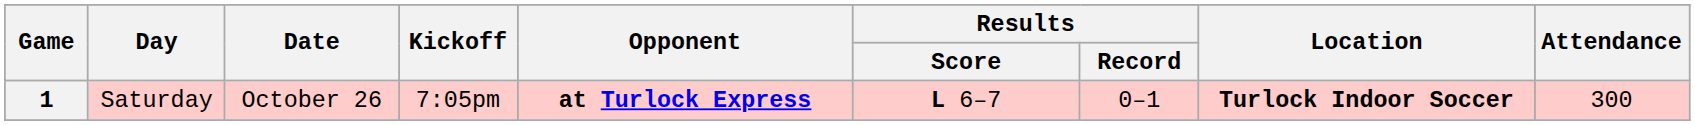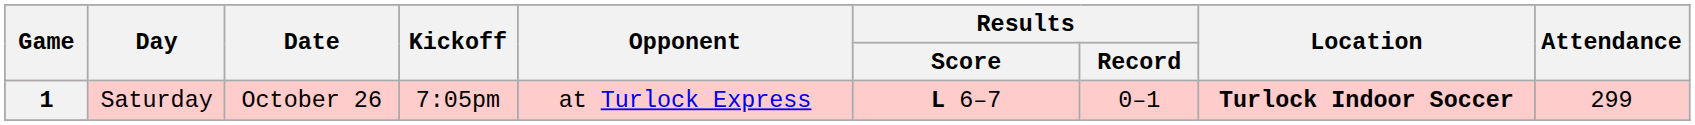(685, 100) bold -> (685, 100) normal
(1612, 100) 300 -> (1612, 100) 299
